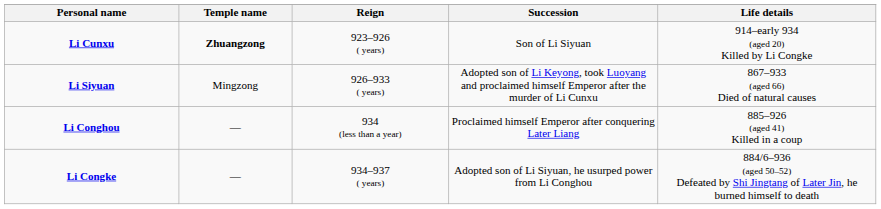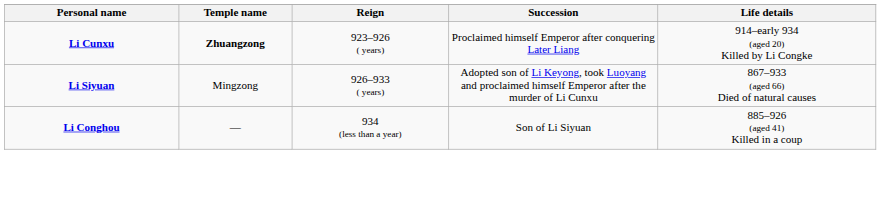(553, 43) Son of Li Siyuan -> (553, 43) Proclaimed himself Emperor after conquering Later Liang
(553, 127) Proclaimed himself Emperor after conquering Later Liang -> (553, 127) Son of Li Siyuan
- row: (91, 176)
